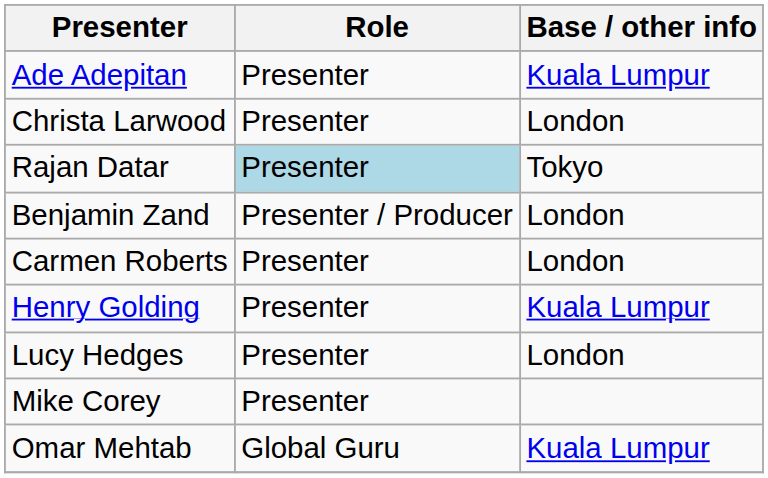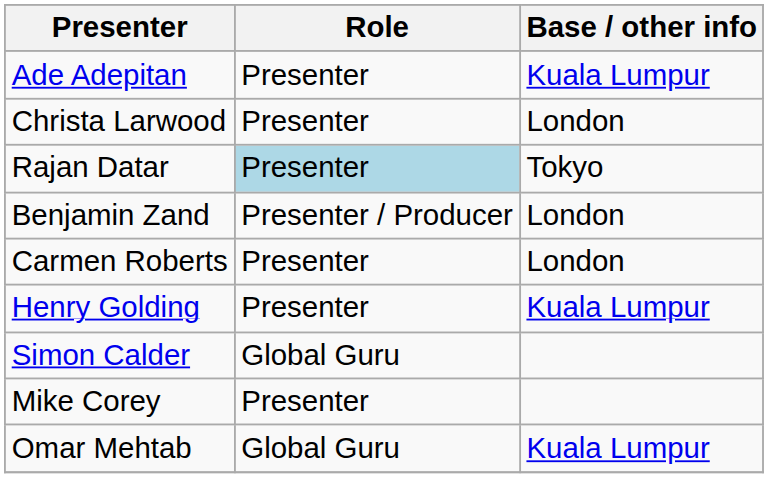+ row: (101, 354)
- row: (98, 354)
